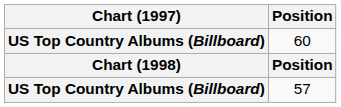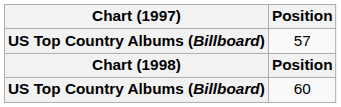rows swapped: (302, 41) <-> (302, 89)
